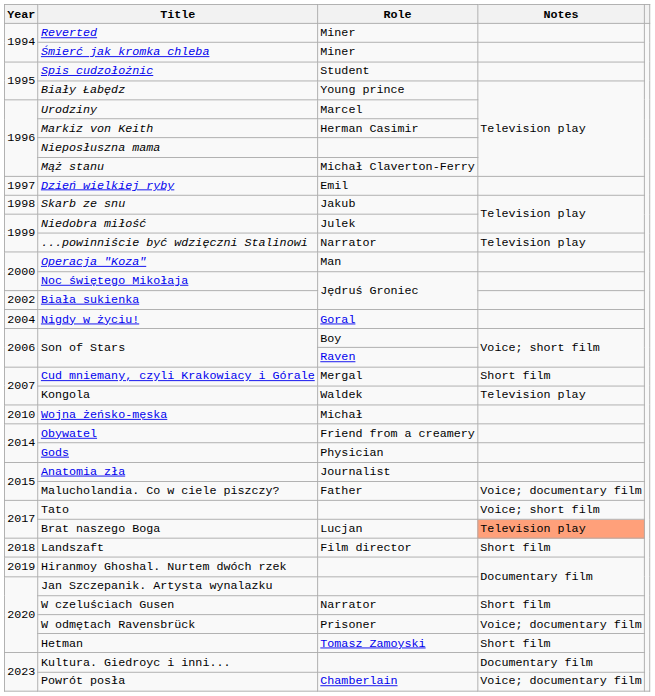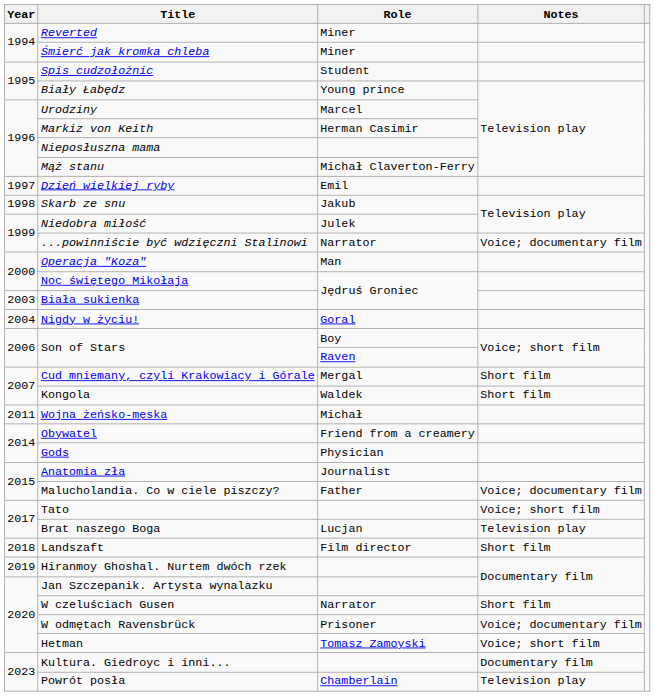(533, 243) Television play -> (561, 243) Voice; documentary film
(21, 300) 2002 -> (21, 300) 2003
(533, 395) Television play -> (515, 395) Short film
(21, 414) 2010 -> (21, 414) 2011
(533, 529) lightsalmon background -> (533, 529) no background
(515, 643) Short film -> (540, 643) Voice; short film
(561, 681) Voice; documentary film -> (533, 681) Television play
